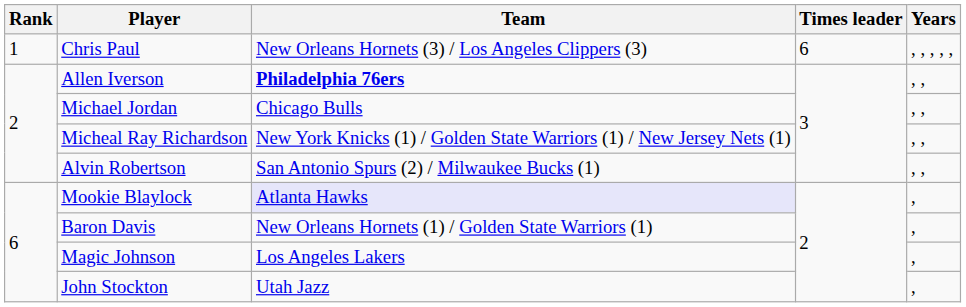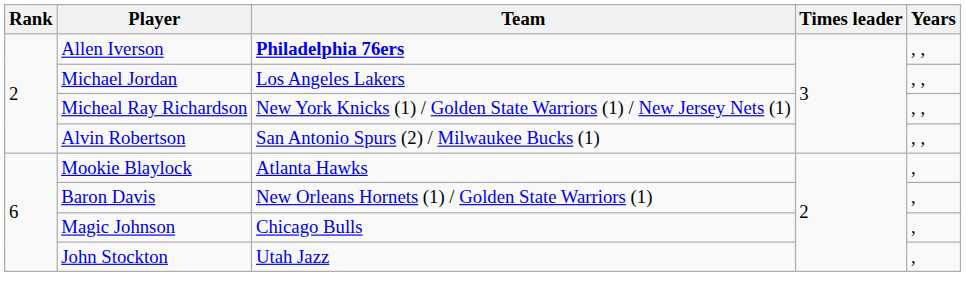- row: (101, 49)
(309, 108) Chicago Bulls -> (330, 78) Los Angeles Lakers
(312, 197) lavender background -> (312, 167) no background
(330, 256) Los Angeles Lakers -> (309, 227) Chicago Bulls
